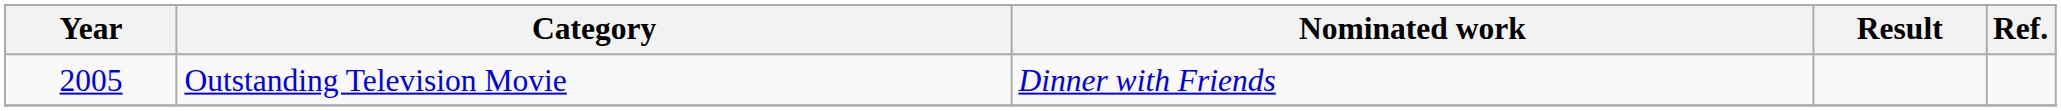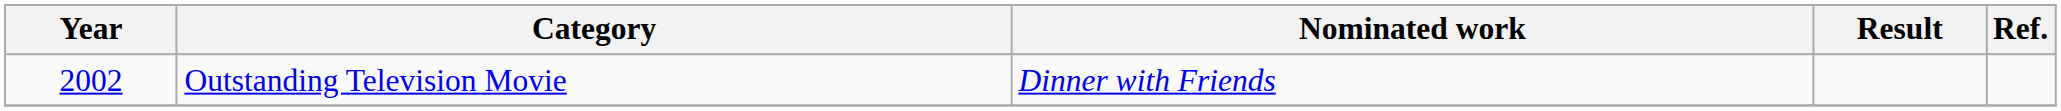(91, 79) 2005 -> (91, 79) 2002
